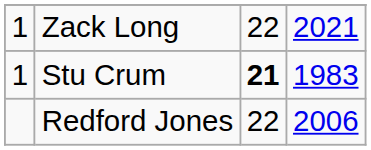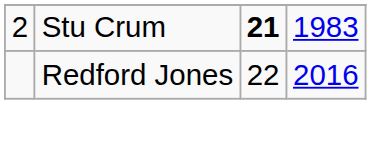- row: (110, 27)
(20, 74) 1 -> (20, 27) 2
(326, 121) 2006 -> (326, 74) 2016
